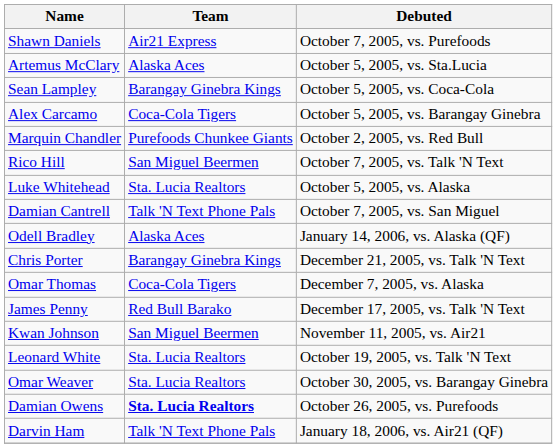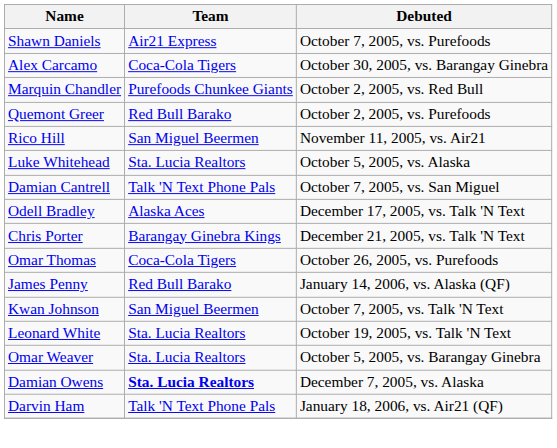- row: (64, 65)
- row: (52, 89)
(420, 114) October 5, 2005, vs. Barangay Ginebra -> (424, 65) October 30, 2005, vs. Barangay Ginebra
+ row: (56, 114)
(402, 162) October 7, 2005, vs. Talk 'N Text -> (393, 138) November 11, 2005, vs. Air21
(405, 235) January 14, 2006, vs. Alaska (QF) -> (412, 211) December 17, 2005, vs. Talk 'N Text
(392, 284) December 7, 2005, vs. Alaska -> (399, 260) October 26, 2005, vs. Purefoods
(412, 308) December 17, 2005, vs. Talk 'N Text -> (405, 284) January 14, 2006, vs. Alaska (QF)
(393, 333) November 11, 2005, vs. Air21 -> (402, 308) October 7, 2005, vs. Talk 'N Text
(424, 382) October 30, 2005, vs. Barangay Ginebra -> (420, 357) October 5, 2005, vs. Barangay Ginebra
(399, 406) October 26, 2005, vs. Purefoods -> (392, 382) December 7, 2005, vs. Alaska
